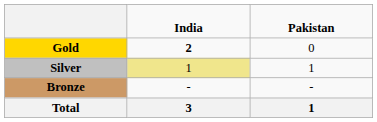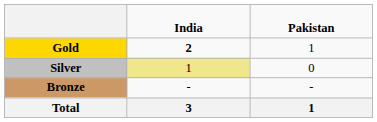(311, 48) 0 -> (311, 48) 1
(311, 68) 1 -> (311, 68) 0
